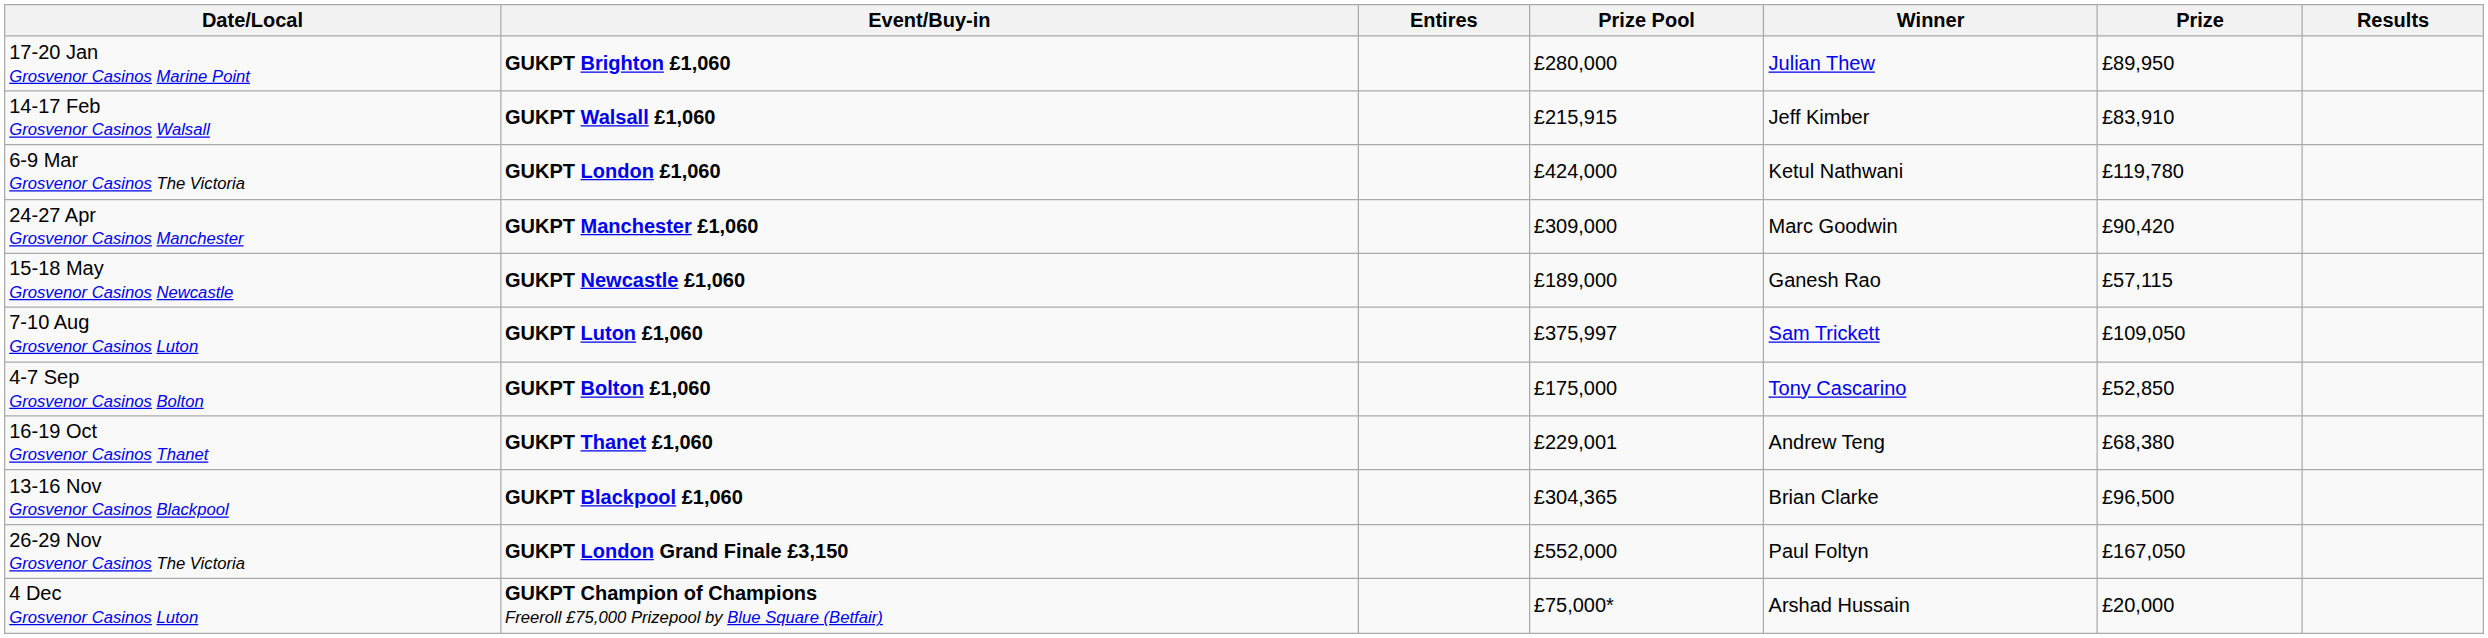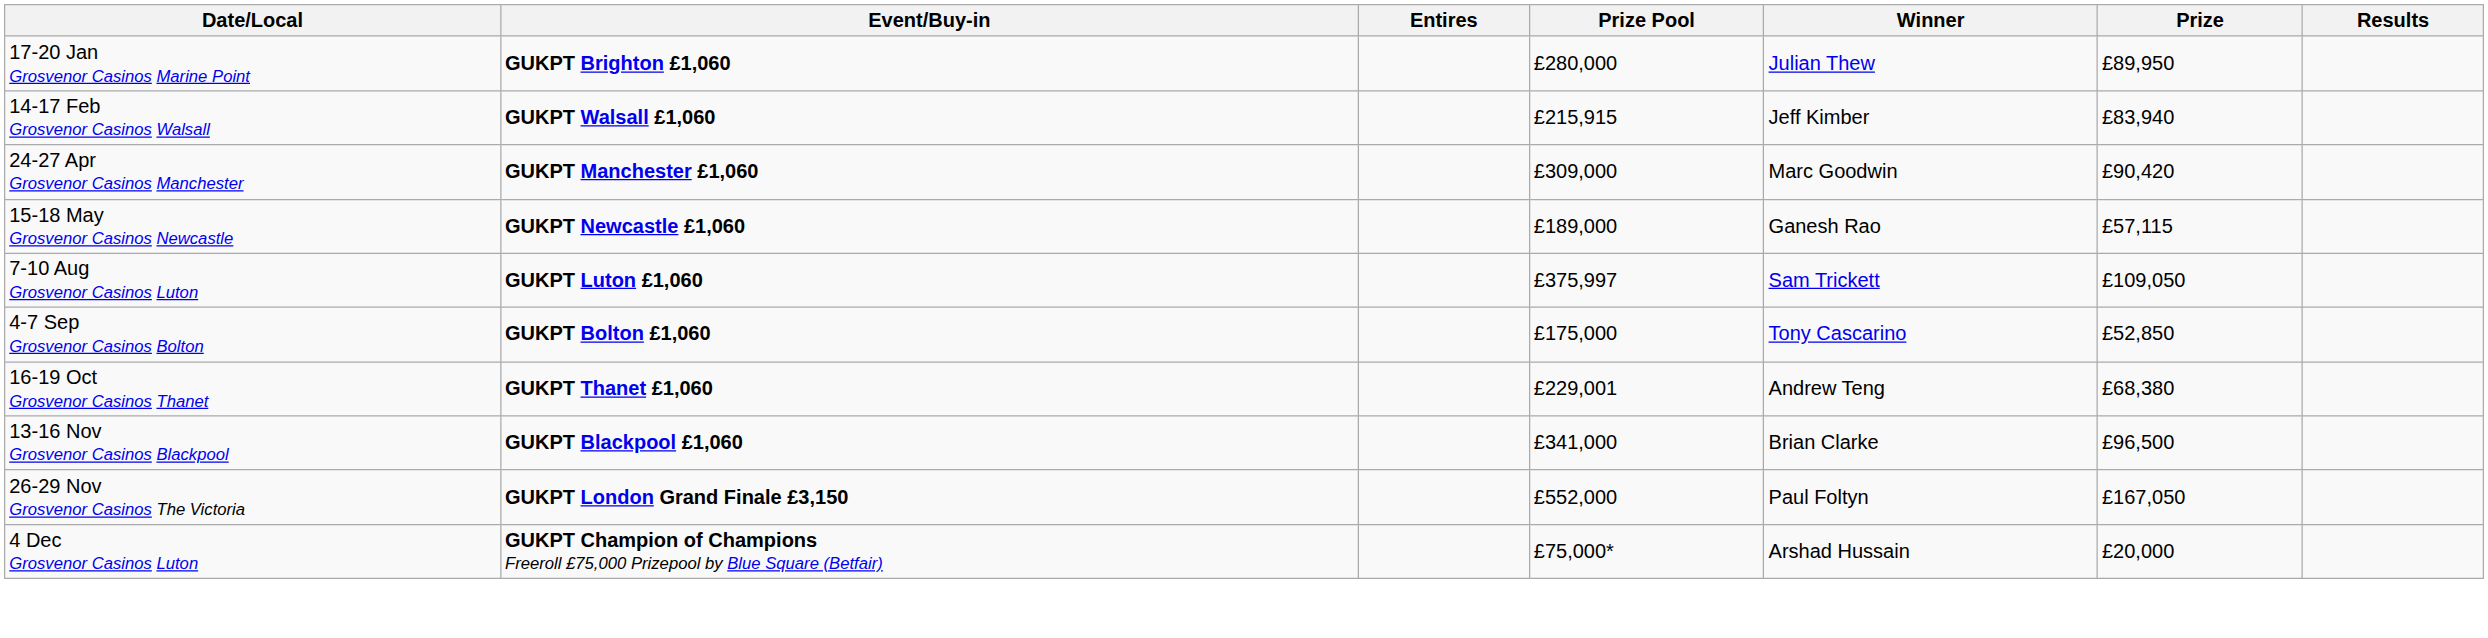(2138, 117) £83,910 -> (2138, 117) £83,940
- row: (127, 171)
(1575, 497) £304,365 -> (1575, 442) £341,000
